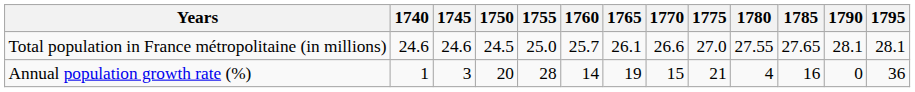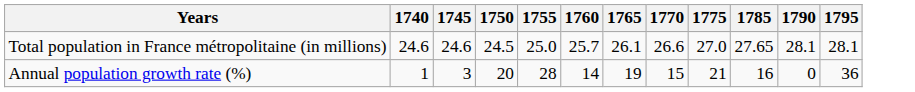- column: (754, 18)
